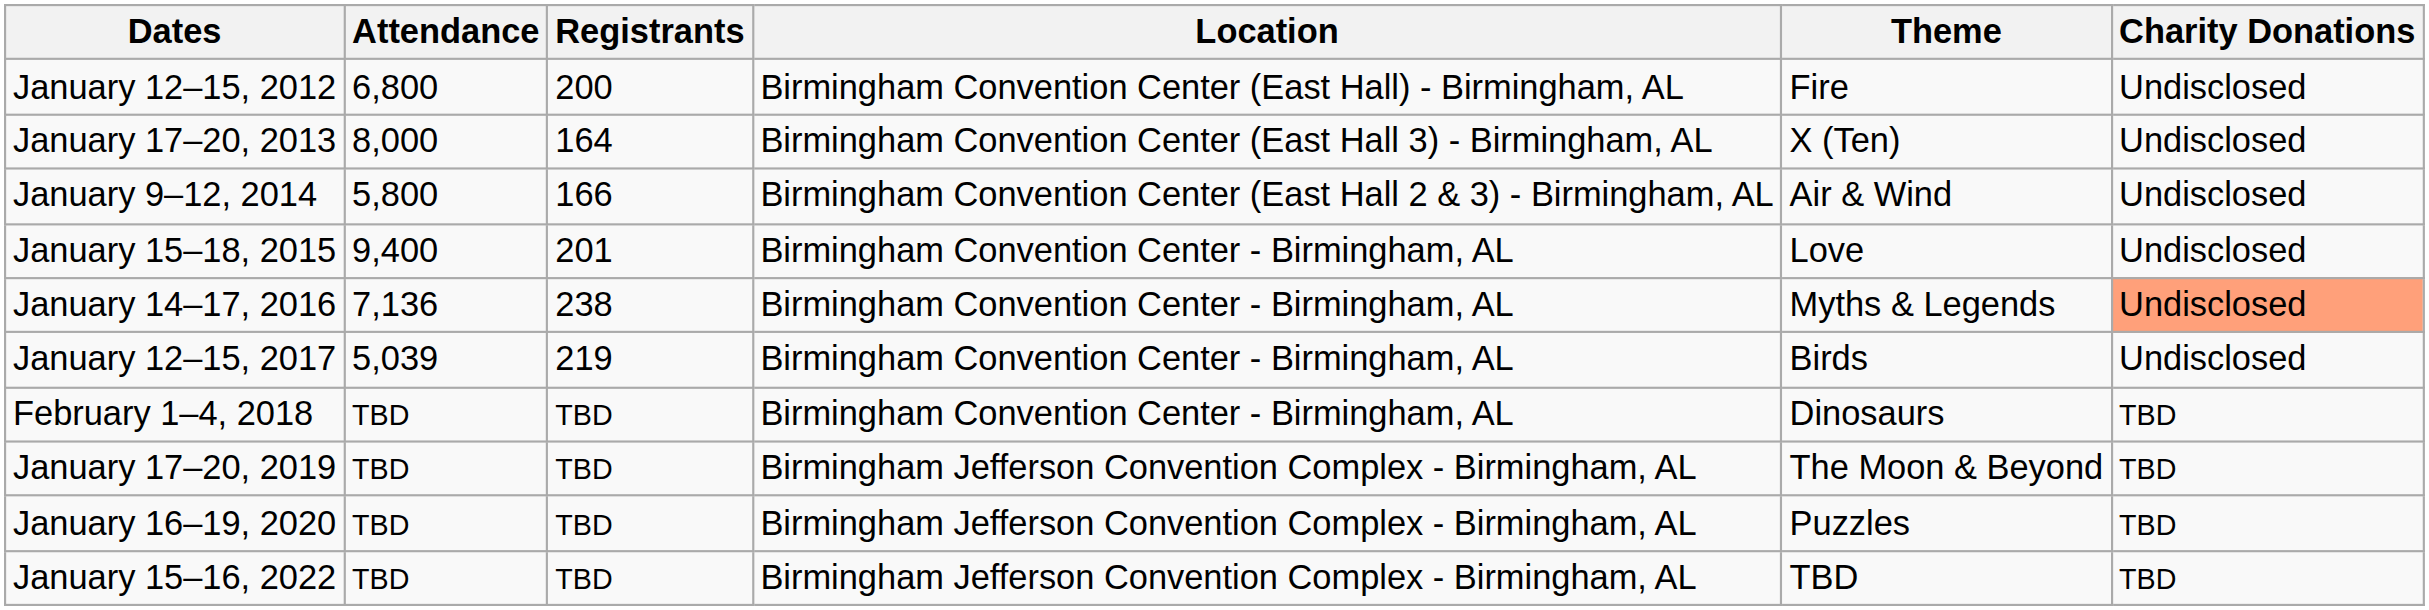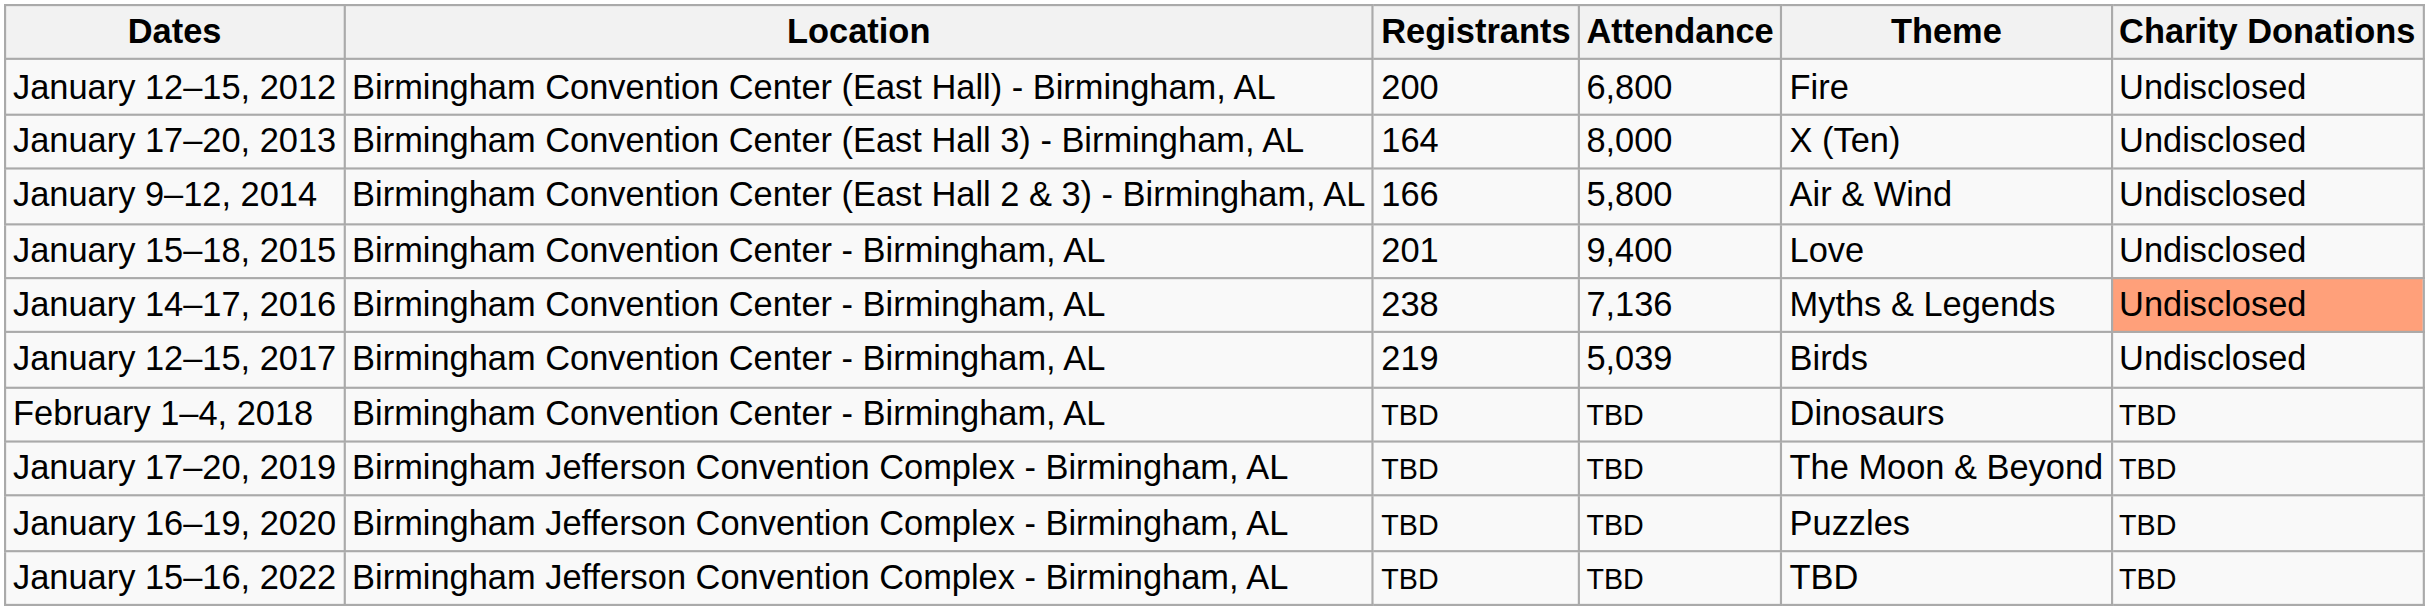columns swapped: (1267, 31) <-> (446, 31)
